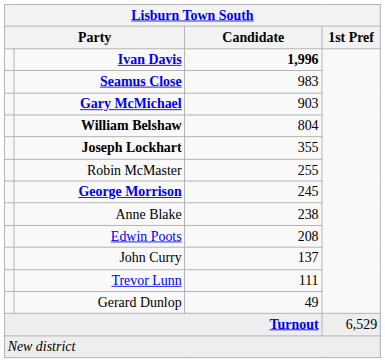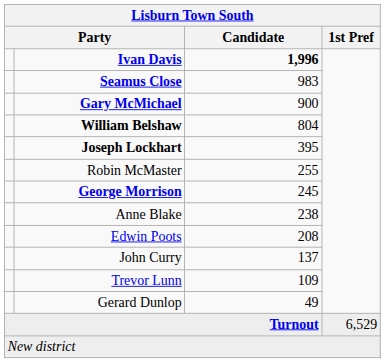(308, 103) 903 -> (308, 103) 900
(308, 147) 355 -> (308, 147) 395
(309, 280) 111 -> (308, 280) 109
